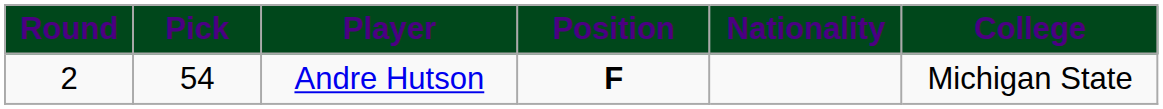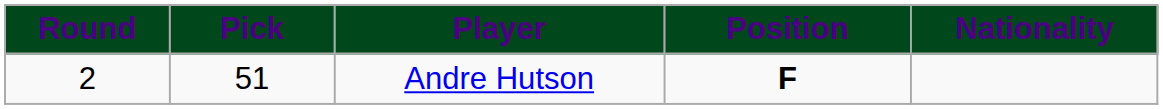- column: (1030, 29)
(197, 78) 54 -> (252, 78) 51
